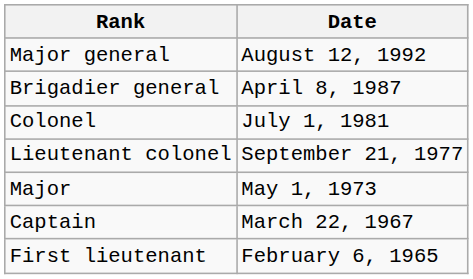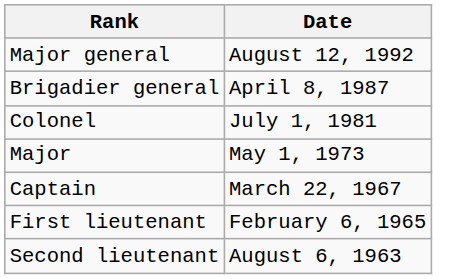- row: (121, 155)
+ row: (114, 256)
